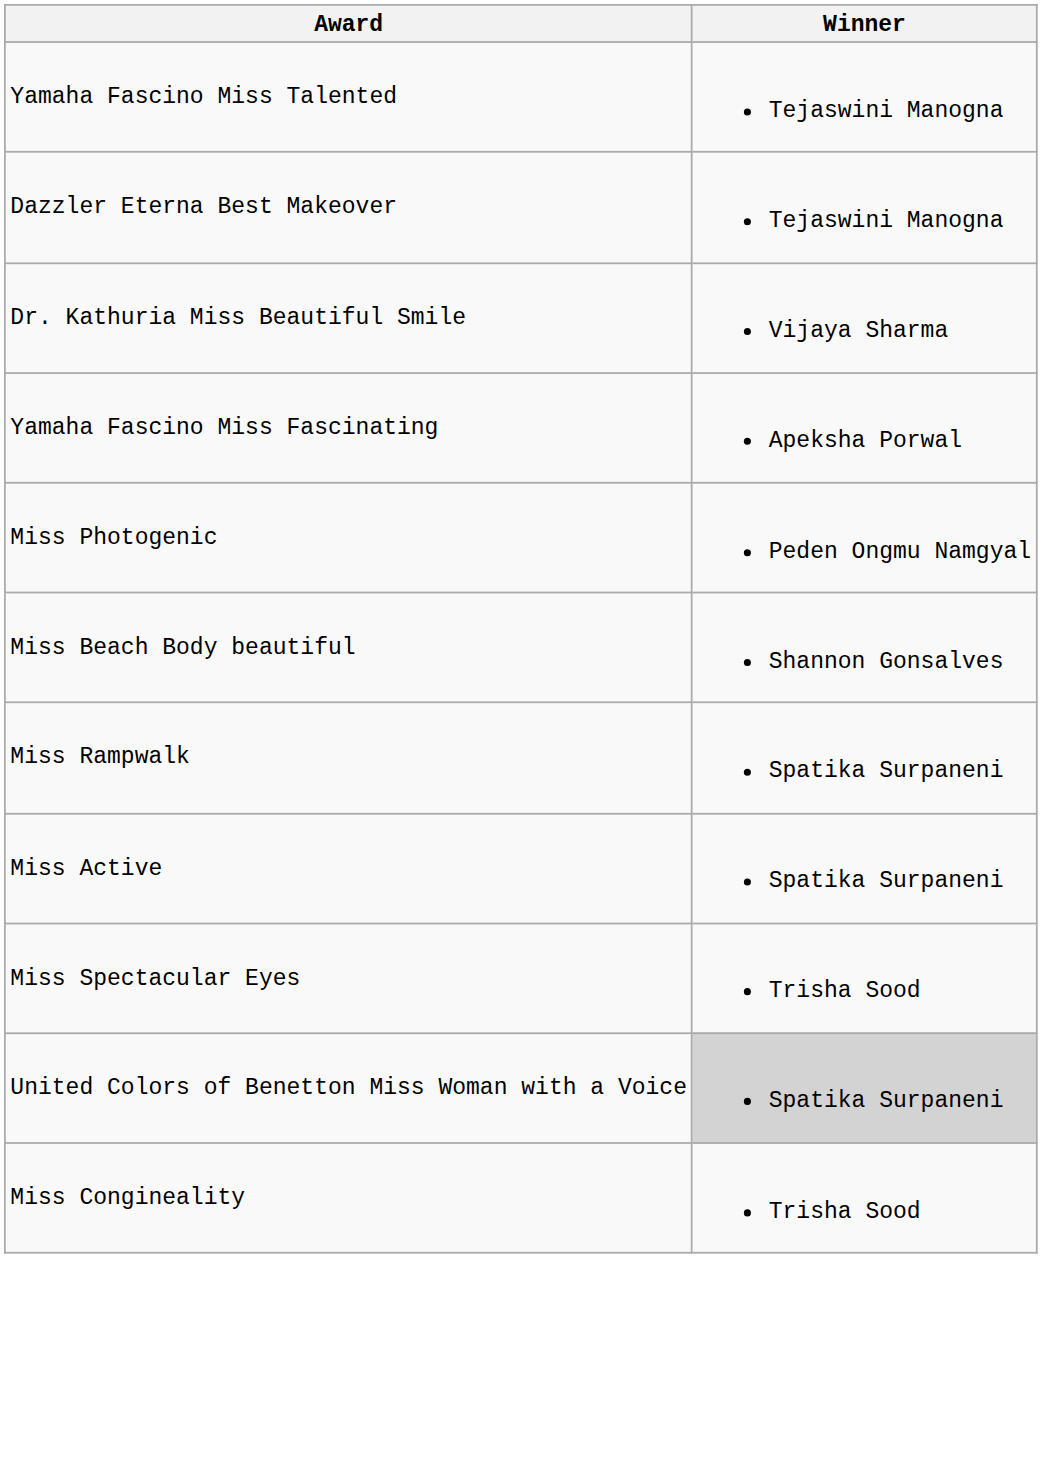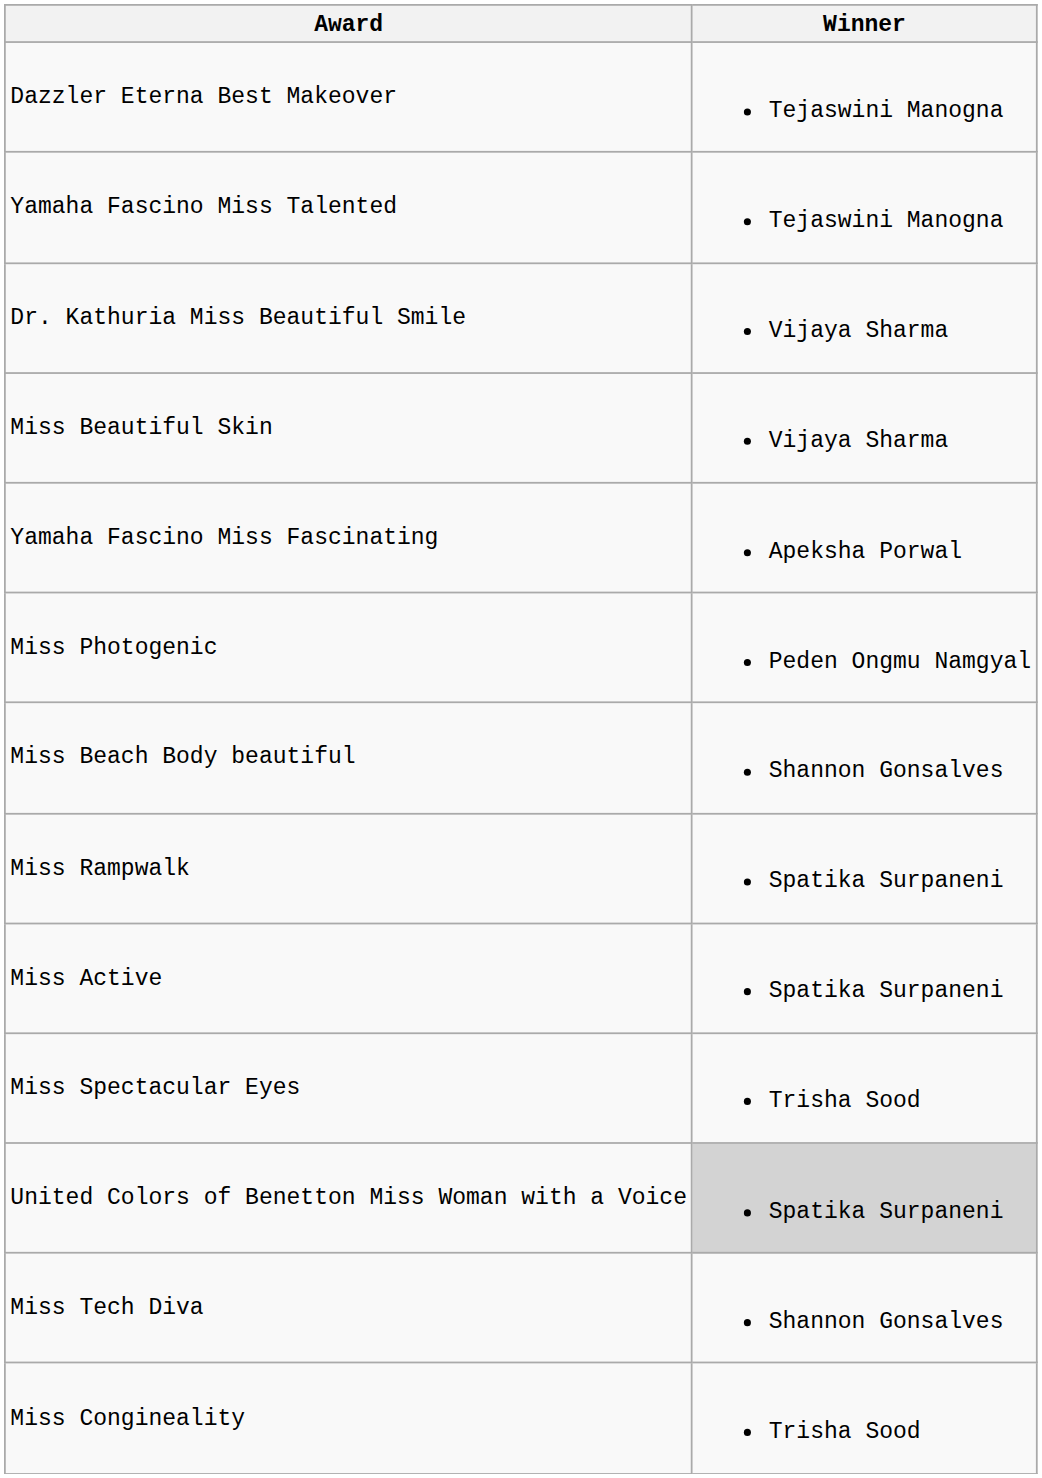rows swapped: (204, 207) <-> (204, 97)
+ row: (142, 428)
+ row: (107, 1308)
